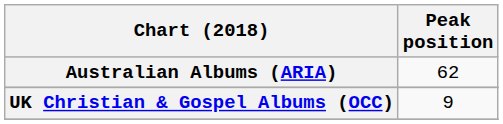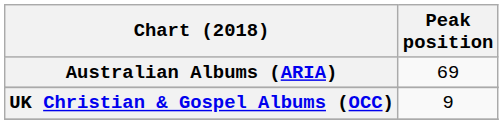(448, 73) 62 -> (448, 73) 69
